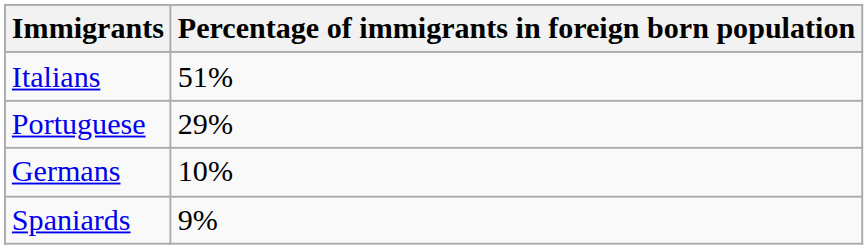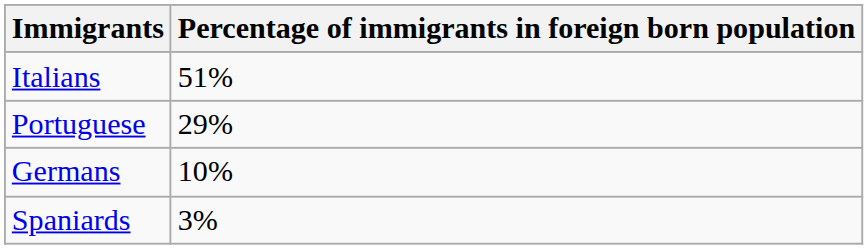(198, 219) 9% -> (198, 219) 3%
